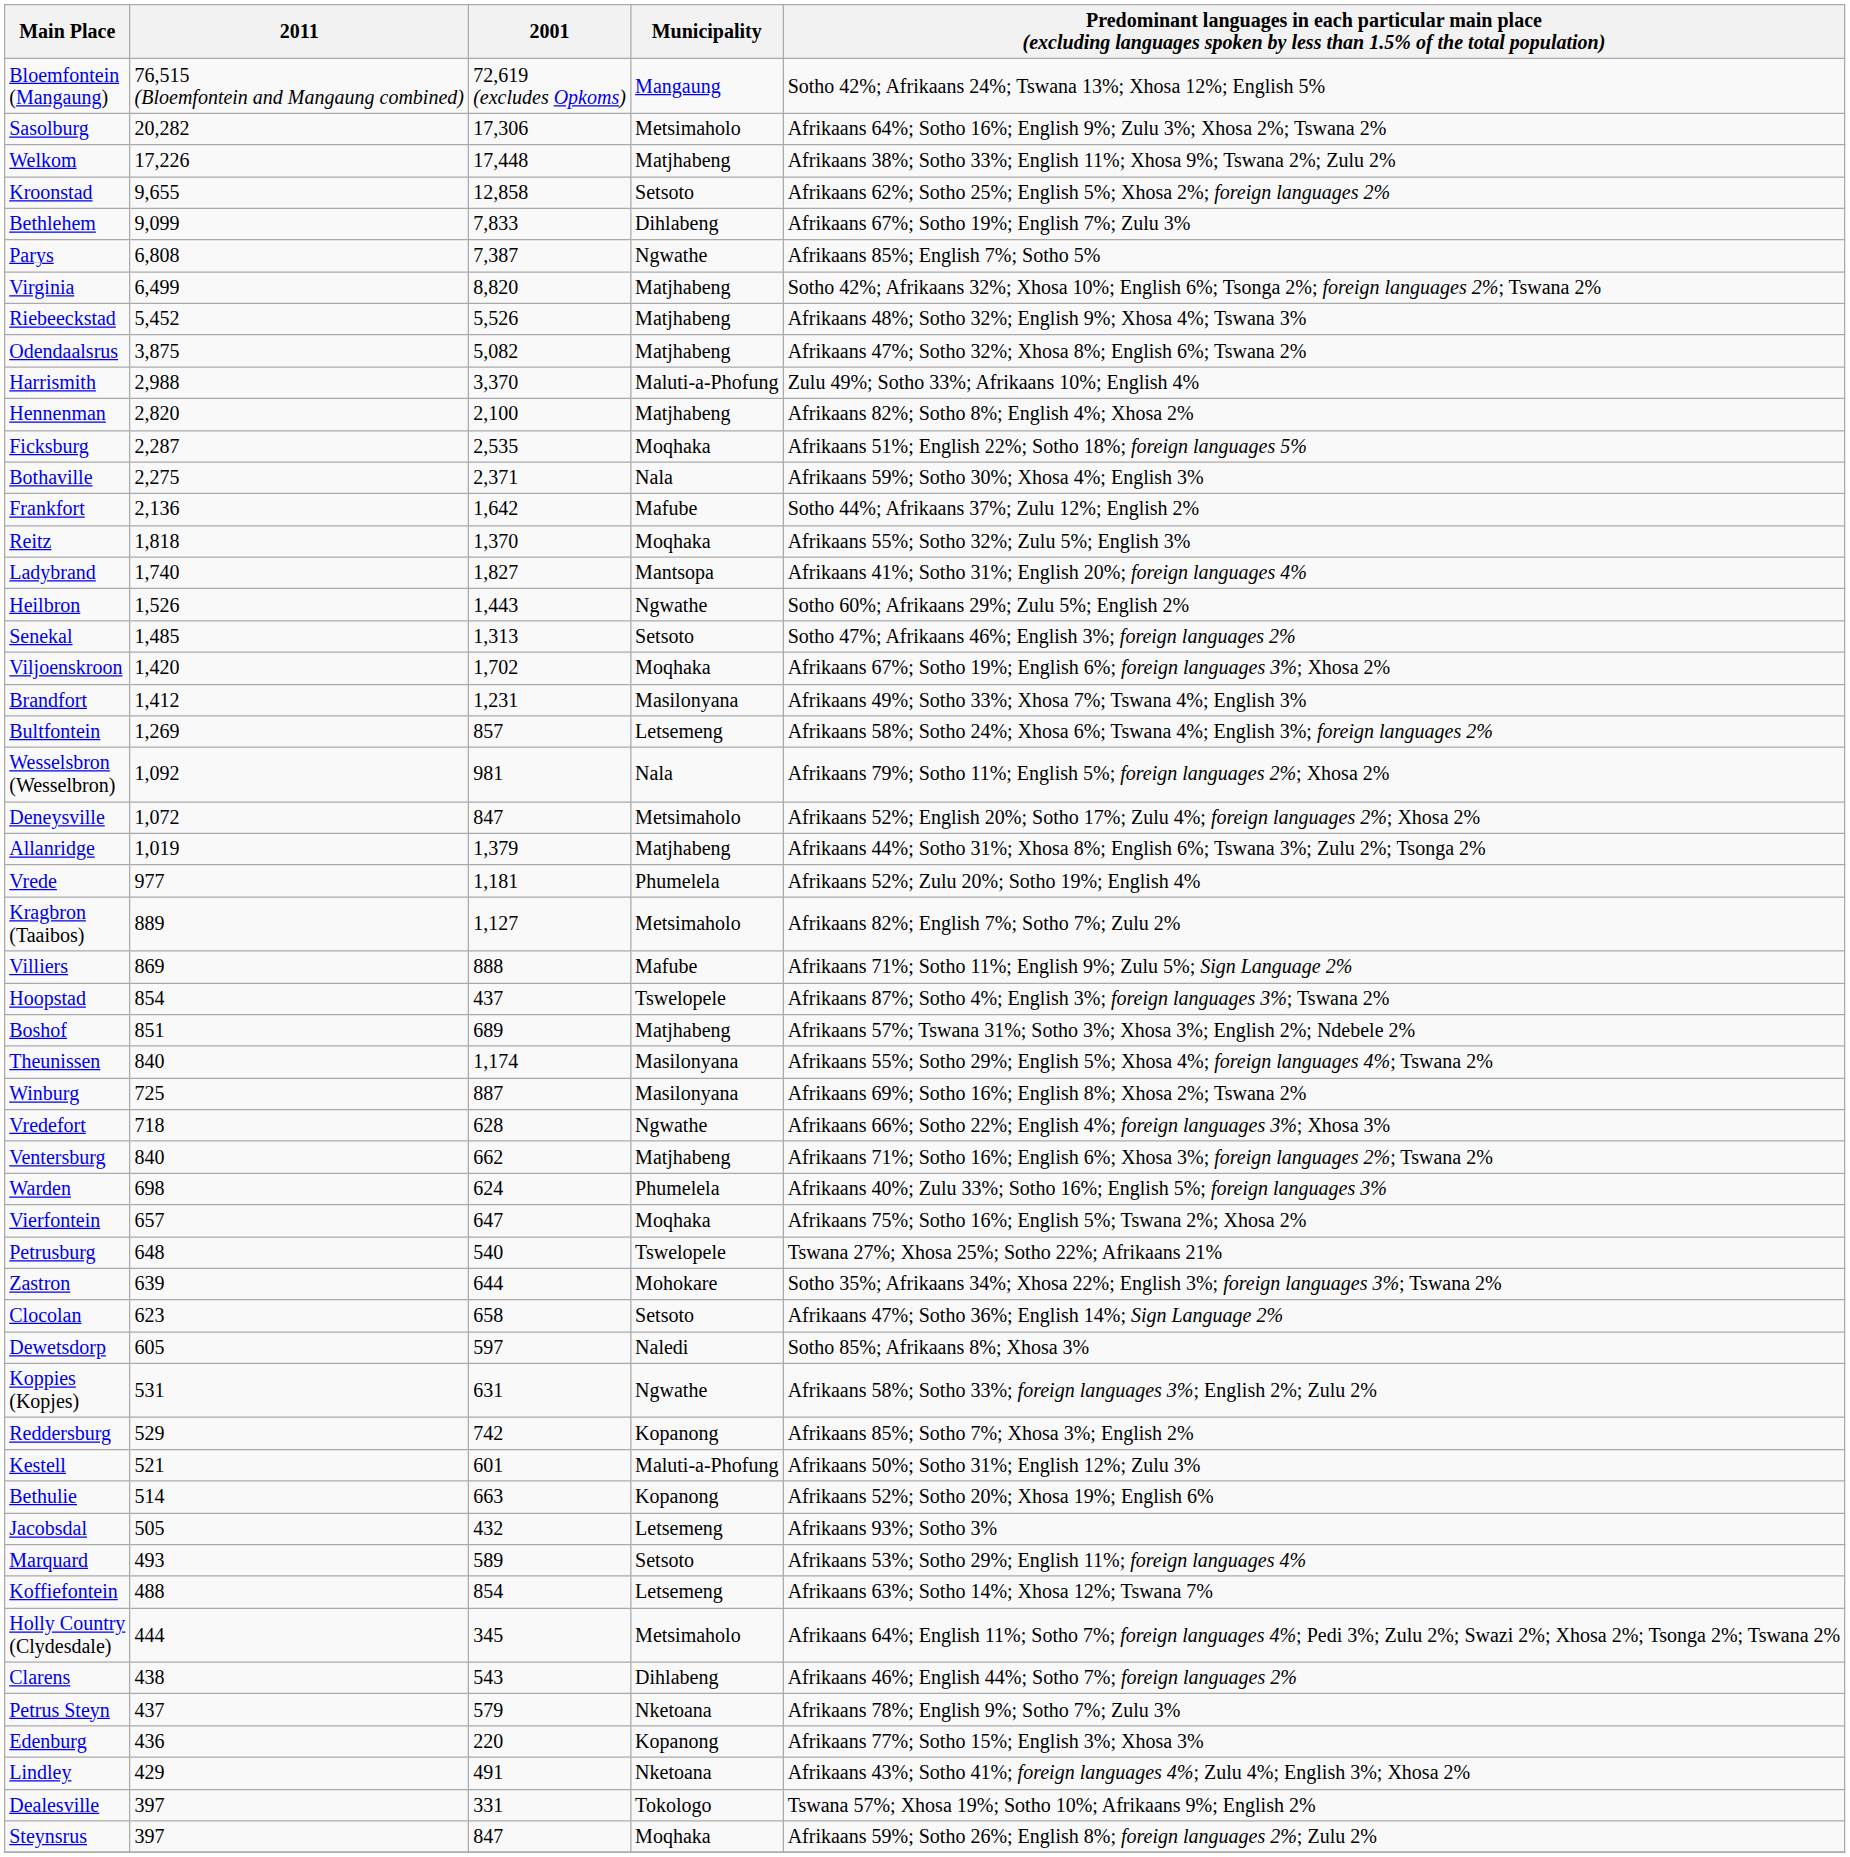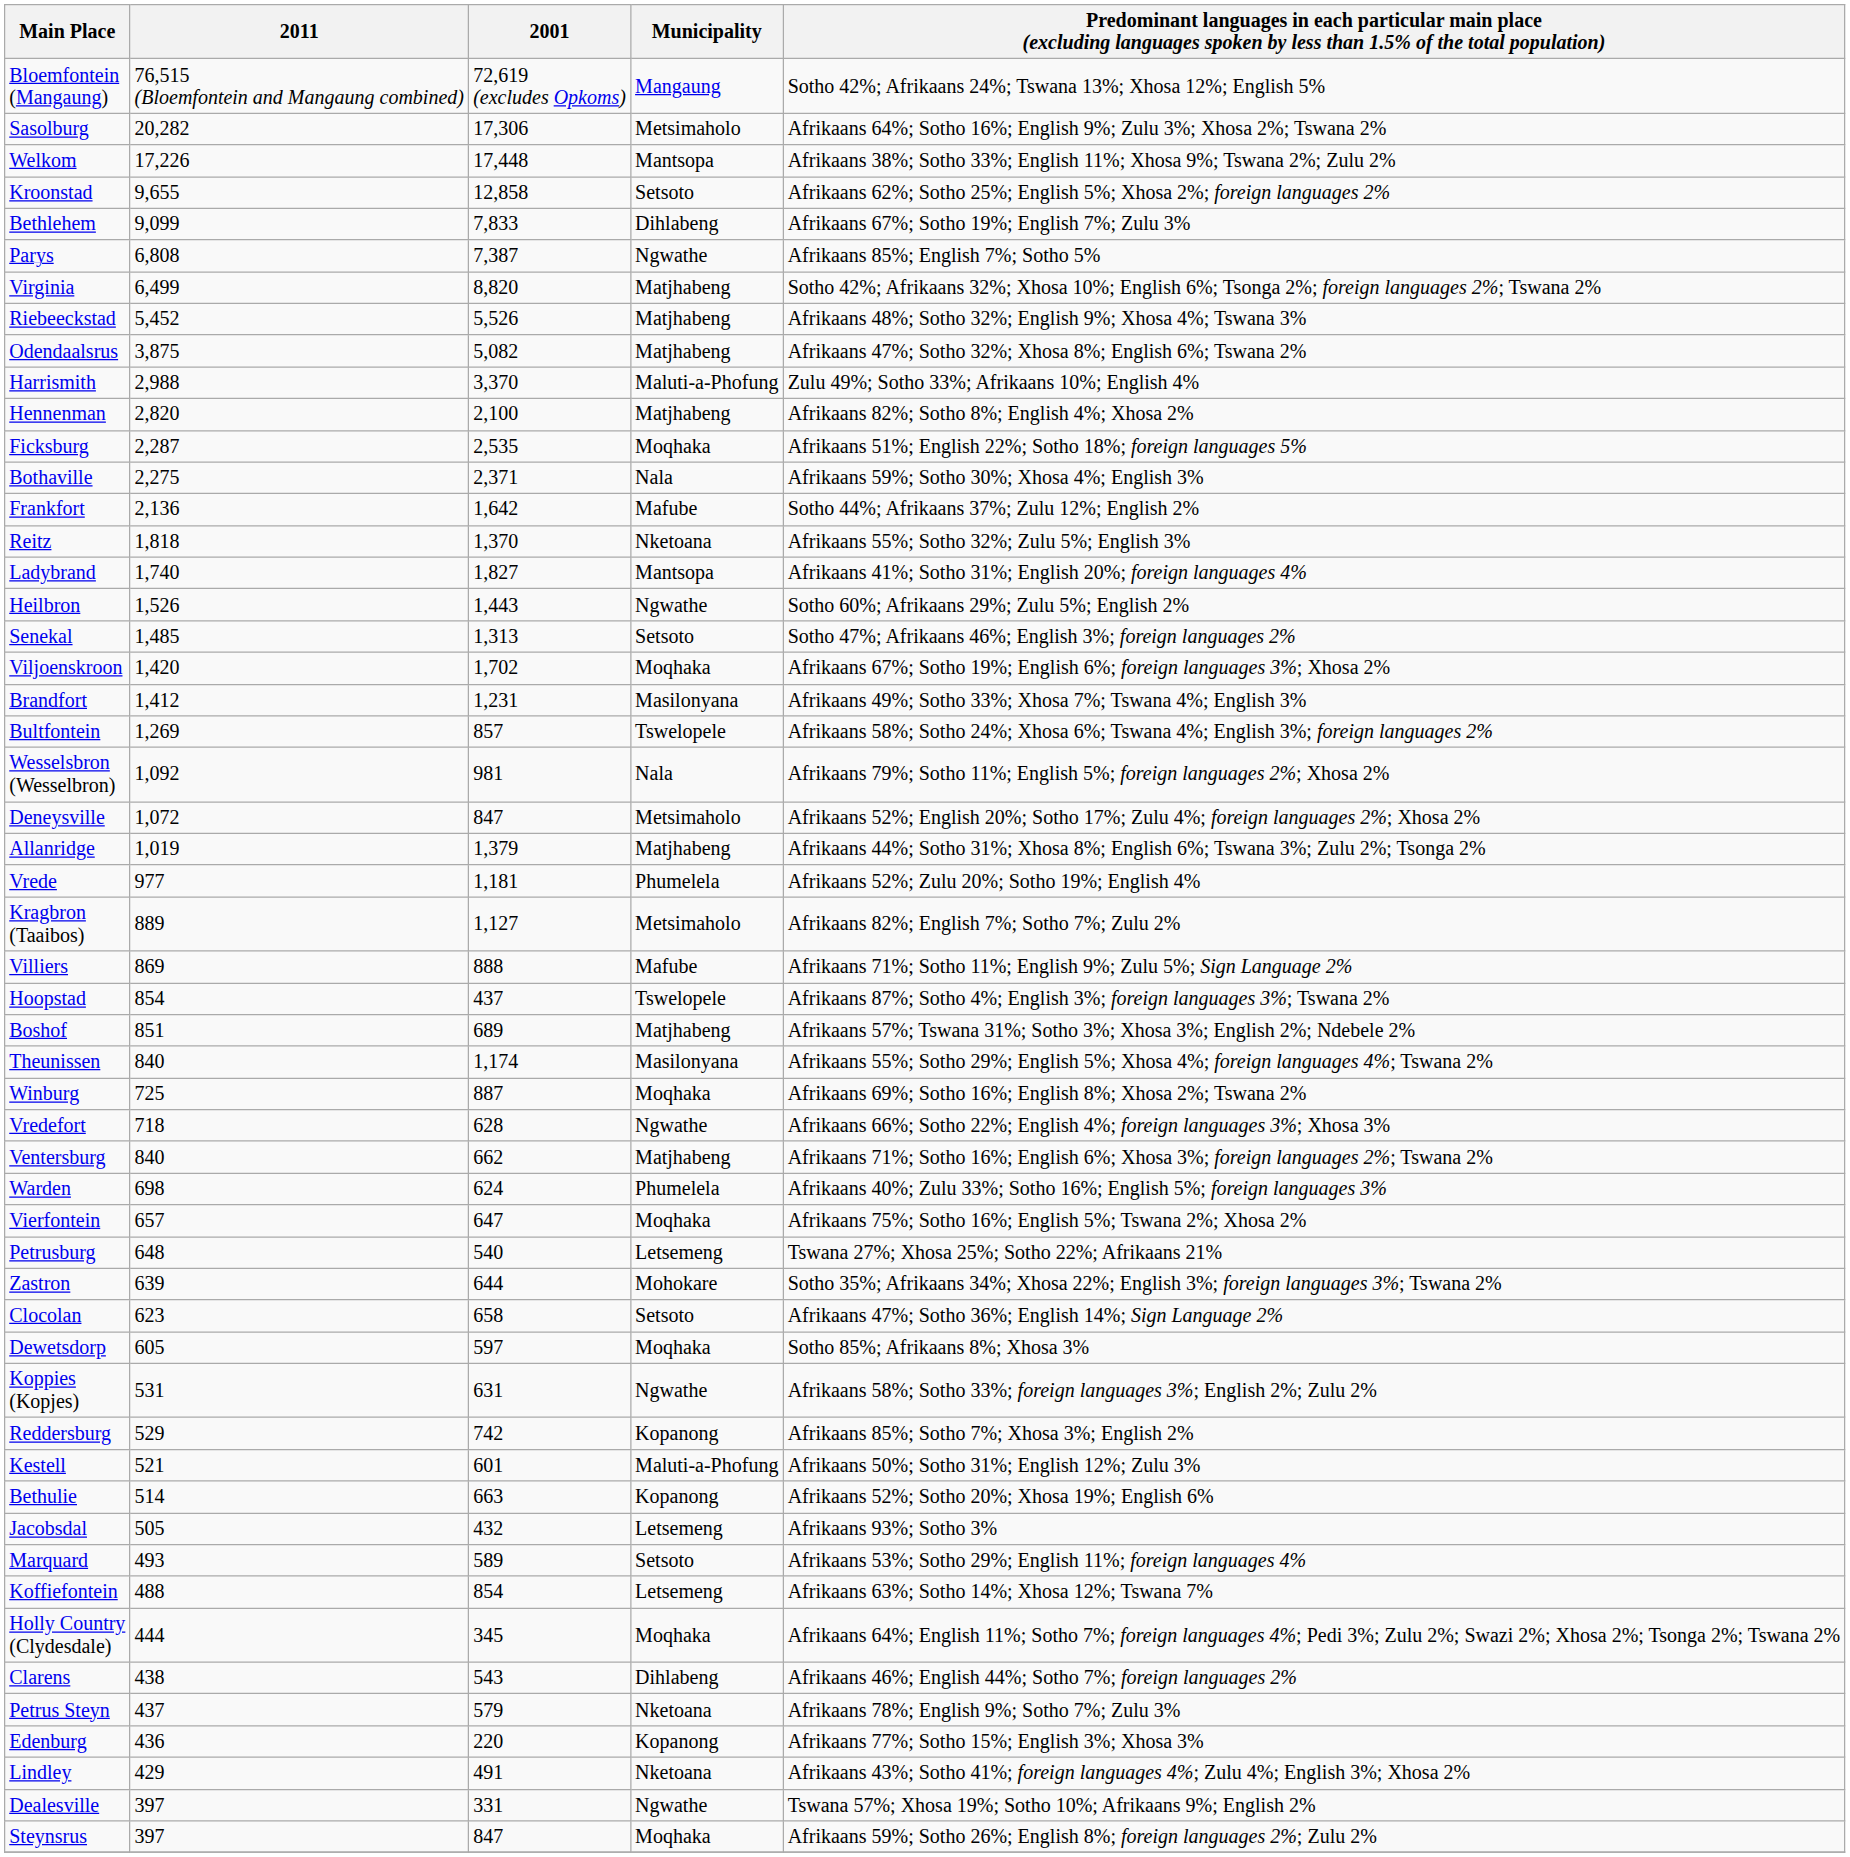(683, 160) Matjhabeng -> (675, 160) Mantsopa
(673, 541) Moqhaka -> (673, 541) Nketoana
(679, 731) Letsemeng -> (680, 731) Tswelopele
(687, 1093) Masilonyana -> (673, 1093) Moqhaka
(680, 1252) Tswelopele -> (679, 1252) Letsemeng
(662, 1347) Naledi -> (673, 1347) Moqhaka
(688, 1634) Metsimaholo -> (673, 1634) Moqhaka
(673, 1804) Tokologo -> (671, 1804) Ngwathe
